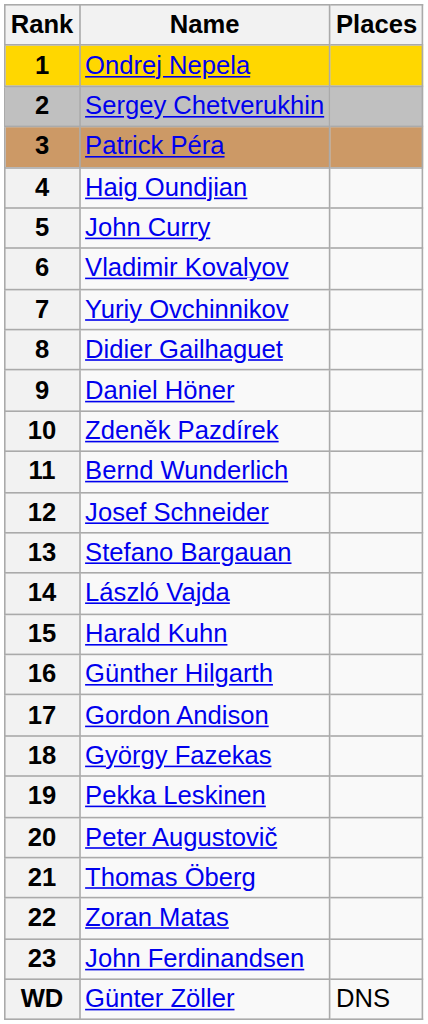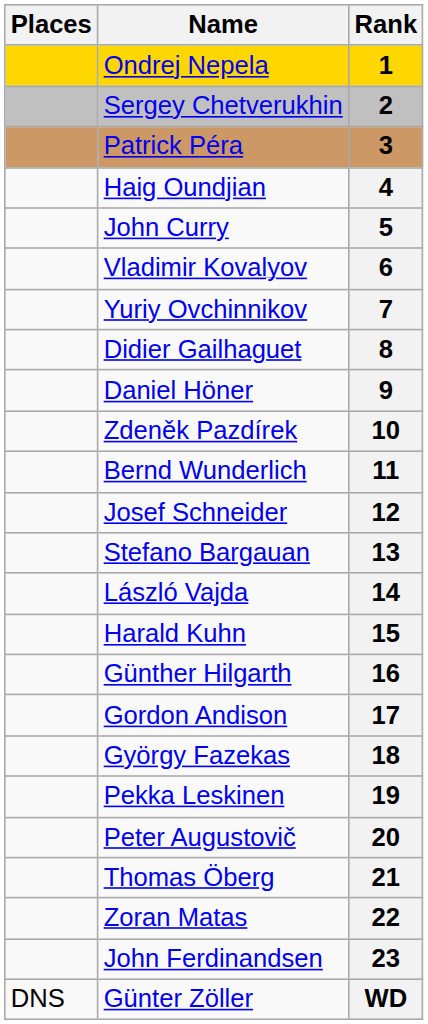columns swapped: (42, 24) <-> (377, 24)
